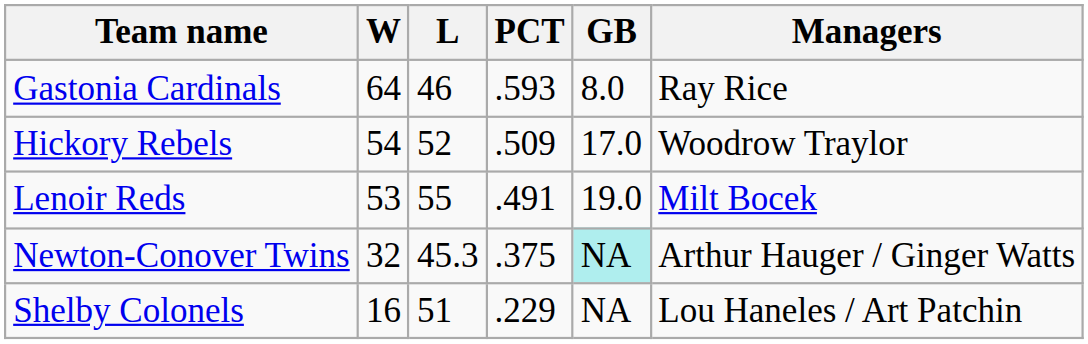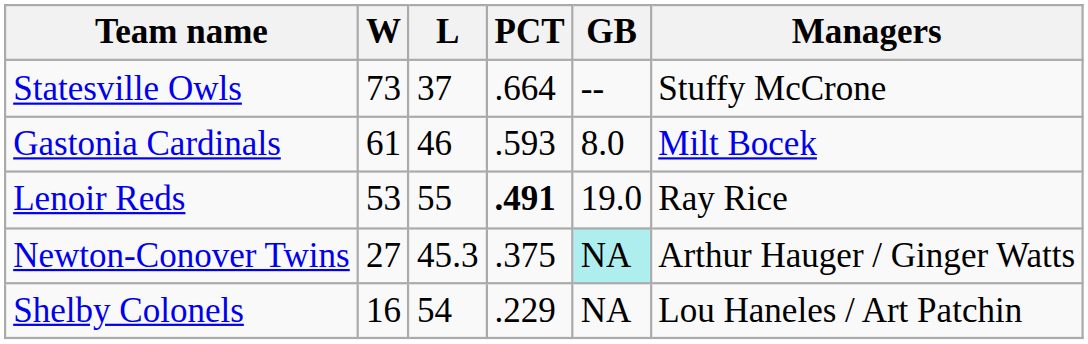+ row: (128, 87)
(383, 87) 64 -> (383, 143) 61
(723, 87) Ray Rice -> (738, 143) Milt Bocek
- row: (123, 143)
(525, 198) normal -> (525, 198) bold
(738, 198) Milt Bocek -> (723, 198) Ray Rice
(383, 254) 32 -> (383, 254) 27
(435, 310) 51 -> (435, 310) 54
